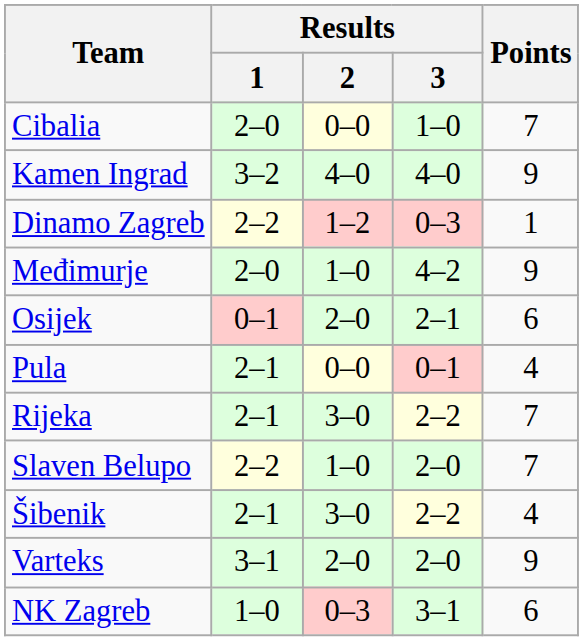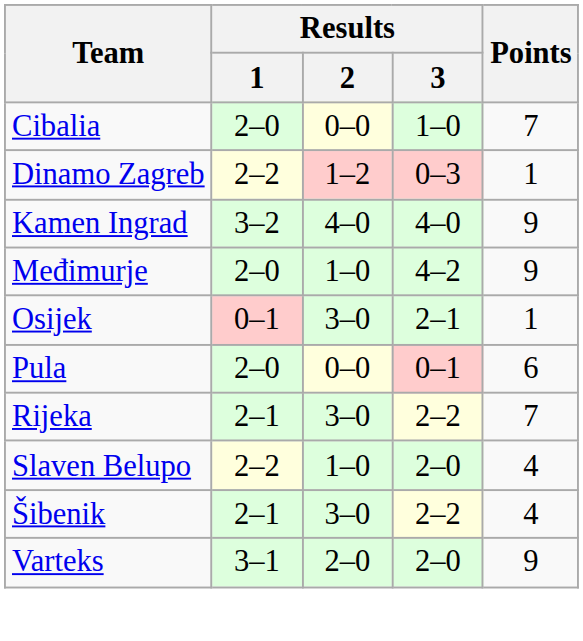rows swapped: (108, 222) <-> (100, 174)
(347, 319) 2–0 -> (347, 319) 3–0
(531, 319) 6 -> (531, 319) 1
(257, 367) 2–1 -> (257, 367) 2–0
(531, 367) 4 -> (531, 367) 6
(531, 464) 7 -> (531, 464) 4
- row: (81, 610)
